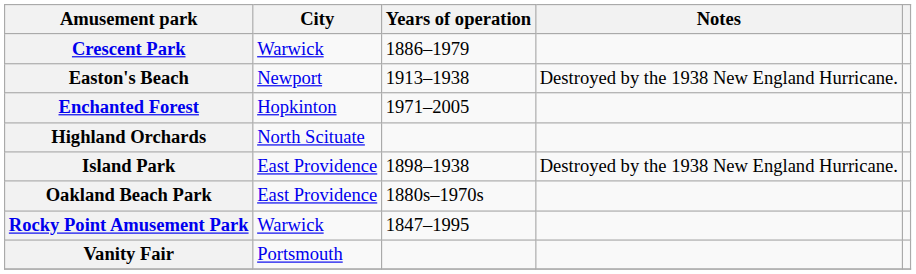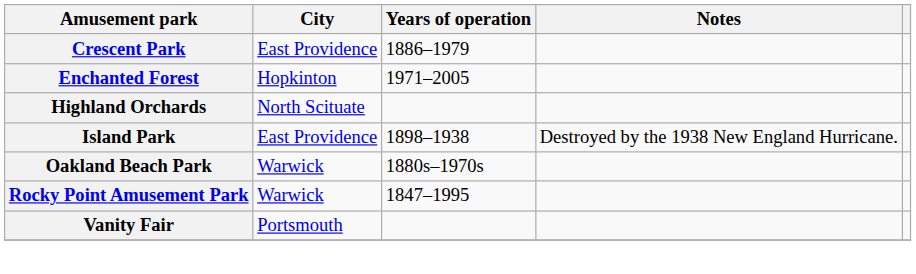(290, 48) Warwick -> (317, 48) East Providence
- row: (129, 78)
(317, 195) East Providence -> (290, 166) Warwick
